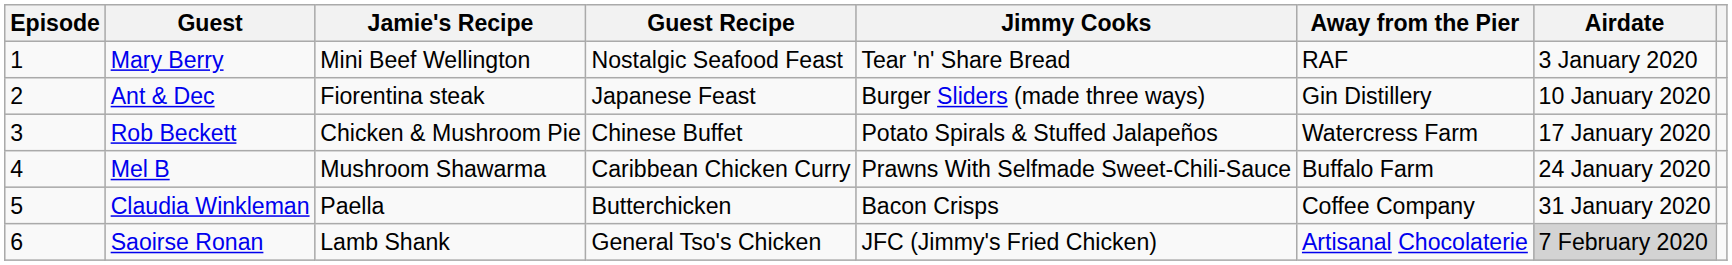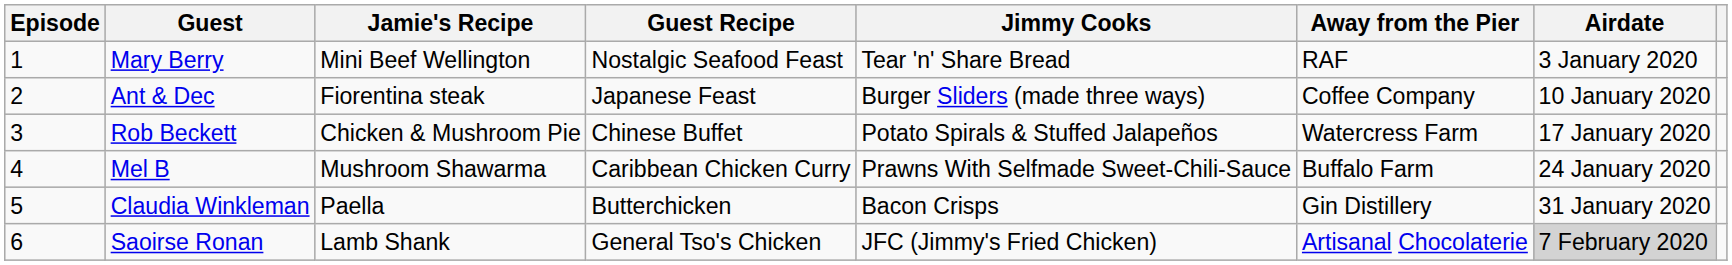(1367, 96) Gin Distillery -> (1388, 96) Coffee Company
(1388, 206) Coffee Company -> (1367, 206) Gin Distillery
